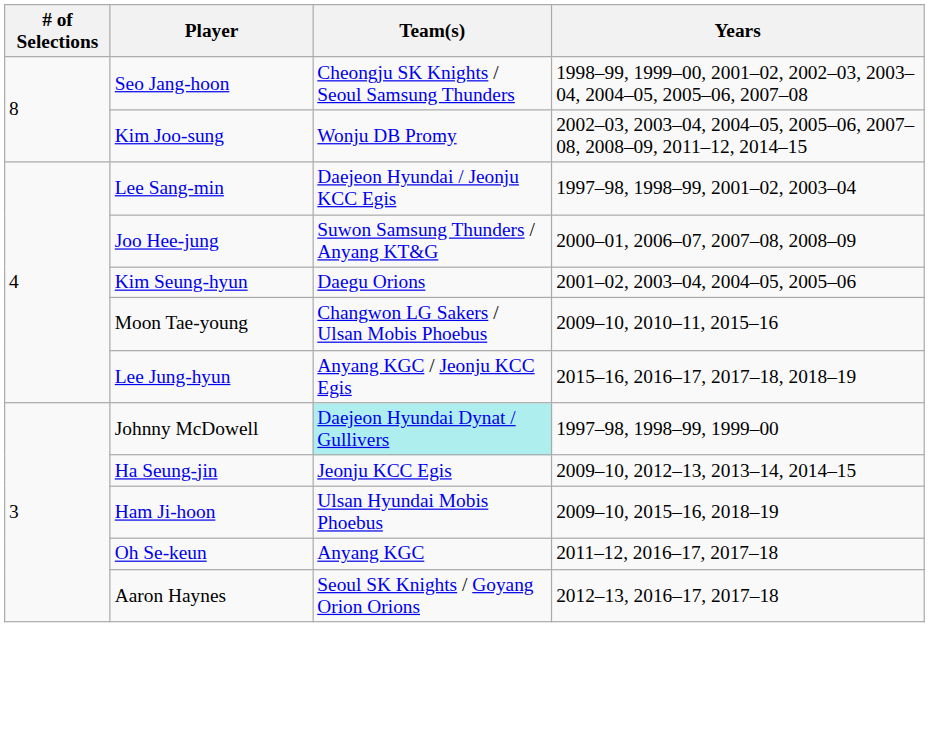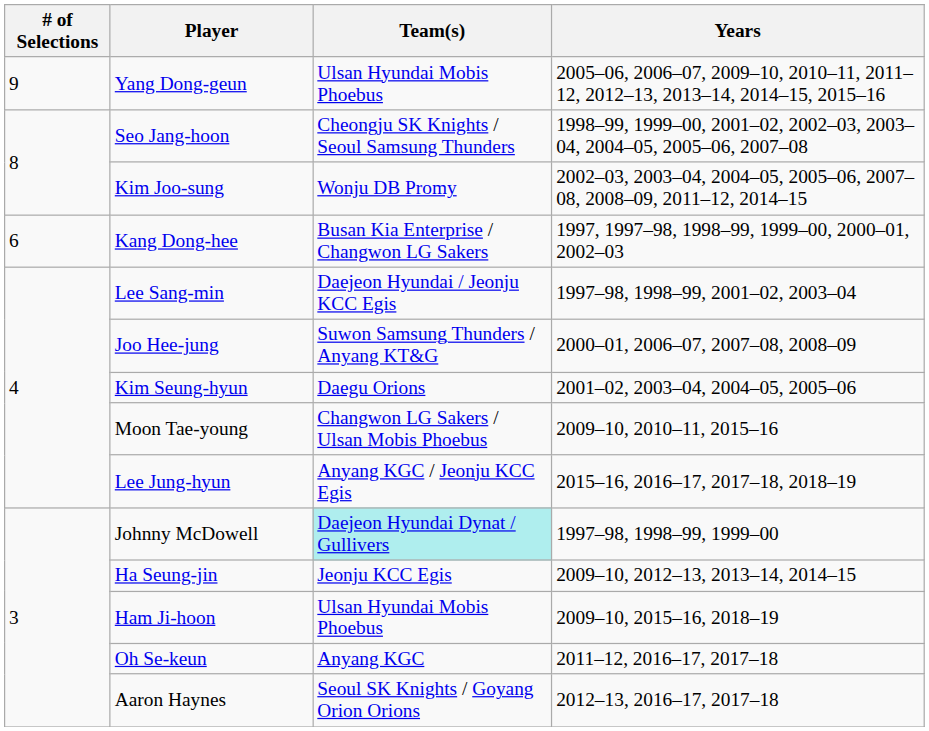+ row: (181, 83)
+ row: (176, 240)
